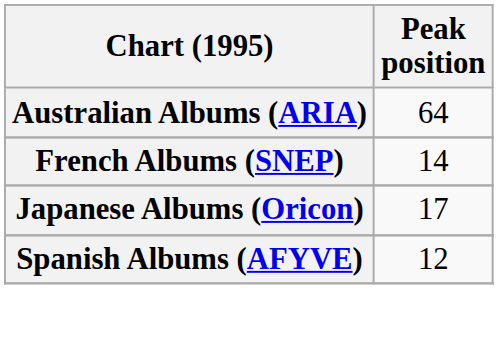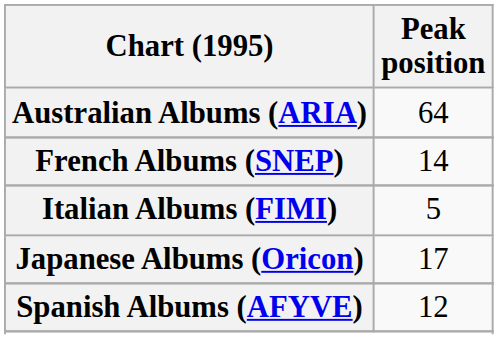+ row: (190, 209)
